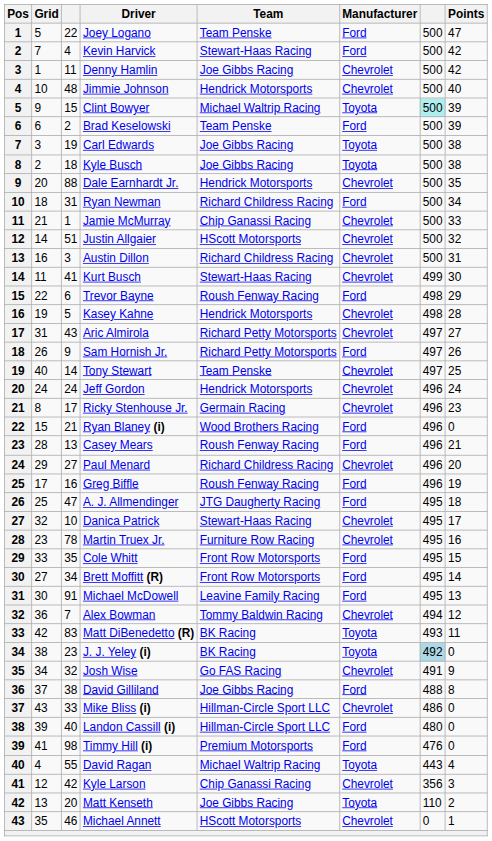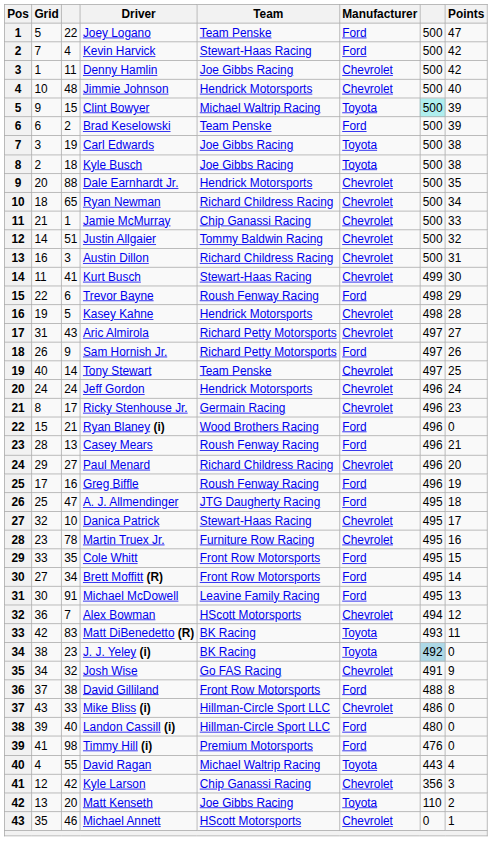(71, 202) 31 -> (71, 202) 65
(354, 202) Ford -> (368, 202) Chevrolet
(250, 239) HScott Motorsports -> (261, 239) Tommy Baldwin Racing
(261, 615) Tommy Baldwin Racing -> (250, 615) HScott Motorsports
(247, 690) Joe Gibbs Racing -> (260, 690) Front Row Motorsports
